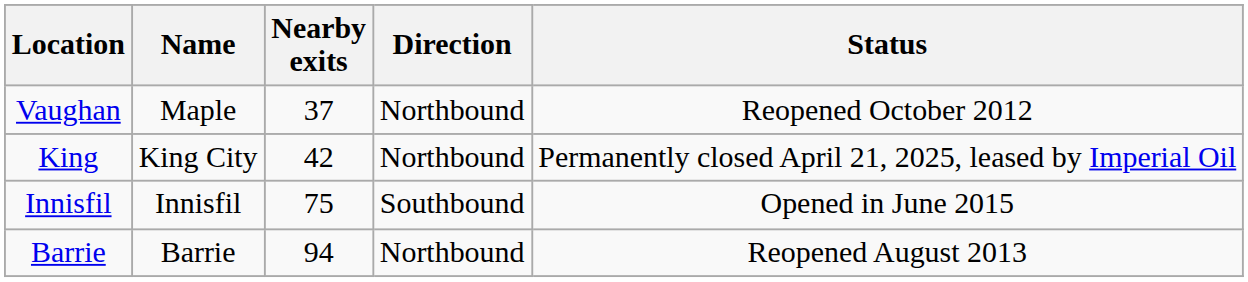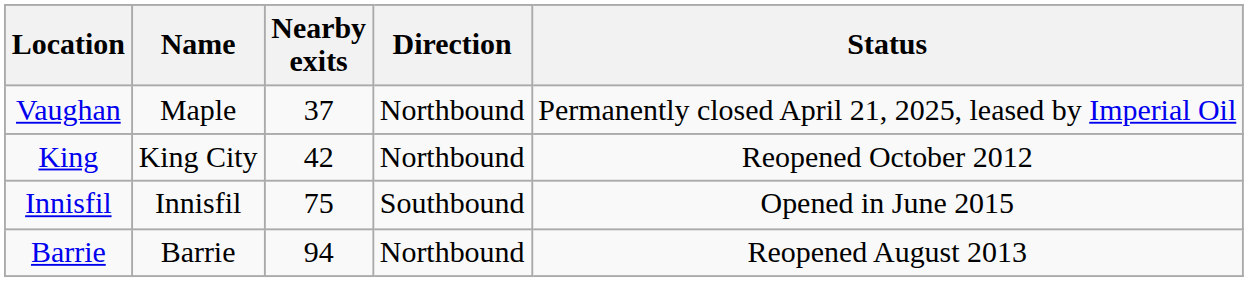(887, 109) Reopened October 2012 -> (887, 109) Permanently closed April 21, 2025, leased by Imperial Oil
(887, 156) Permanently closed April 21, 2025, leased by Imperial Oil -> (887, 156) Reopened October 2012
